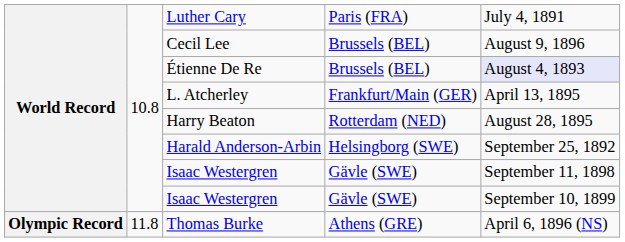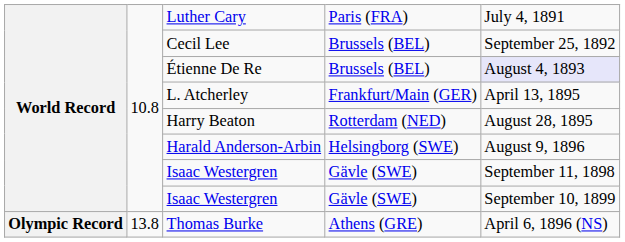(534, 43) August 9, 1896 -> (550, 43) September 25, 1892
(550, 146) September 25, 1892 -> (534, 146) August 9, 1896
(144, 224) 11.8 -> (145, 224) 13.8
